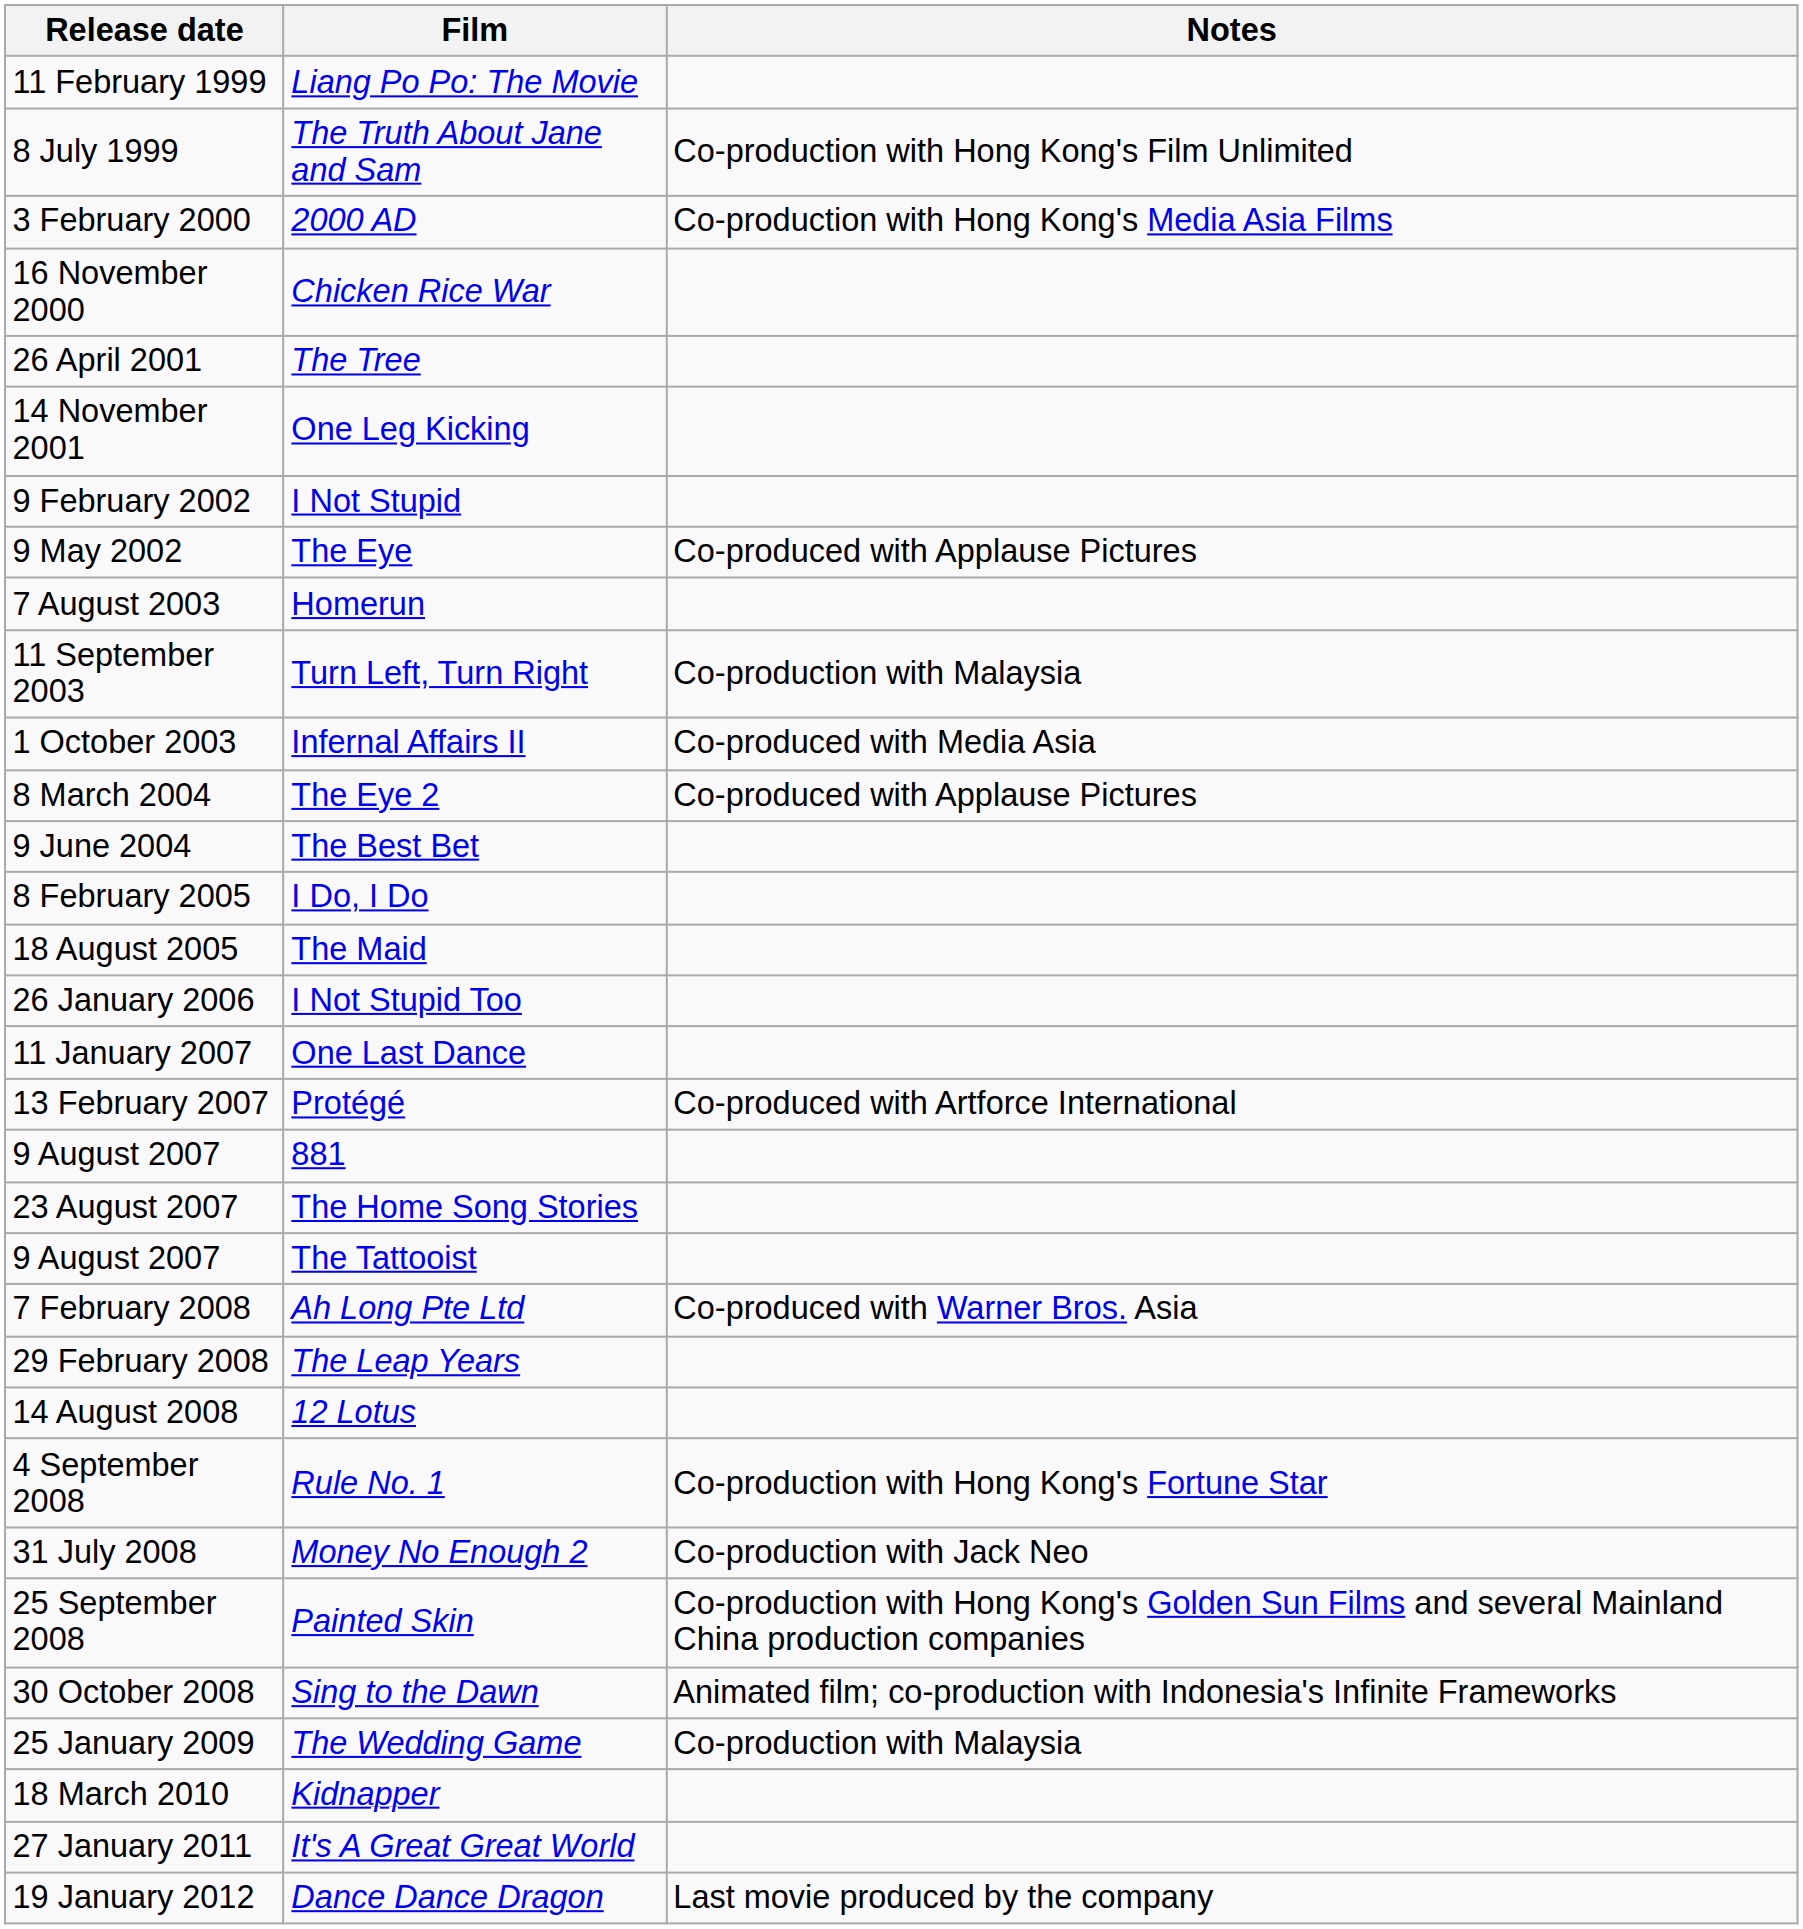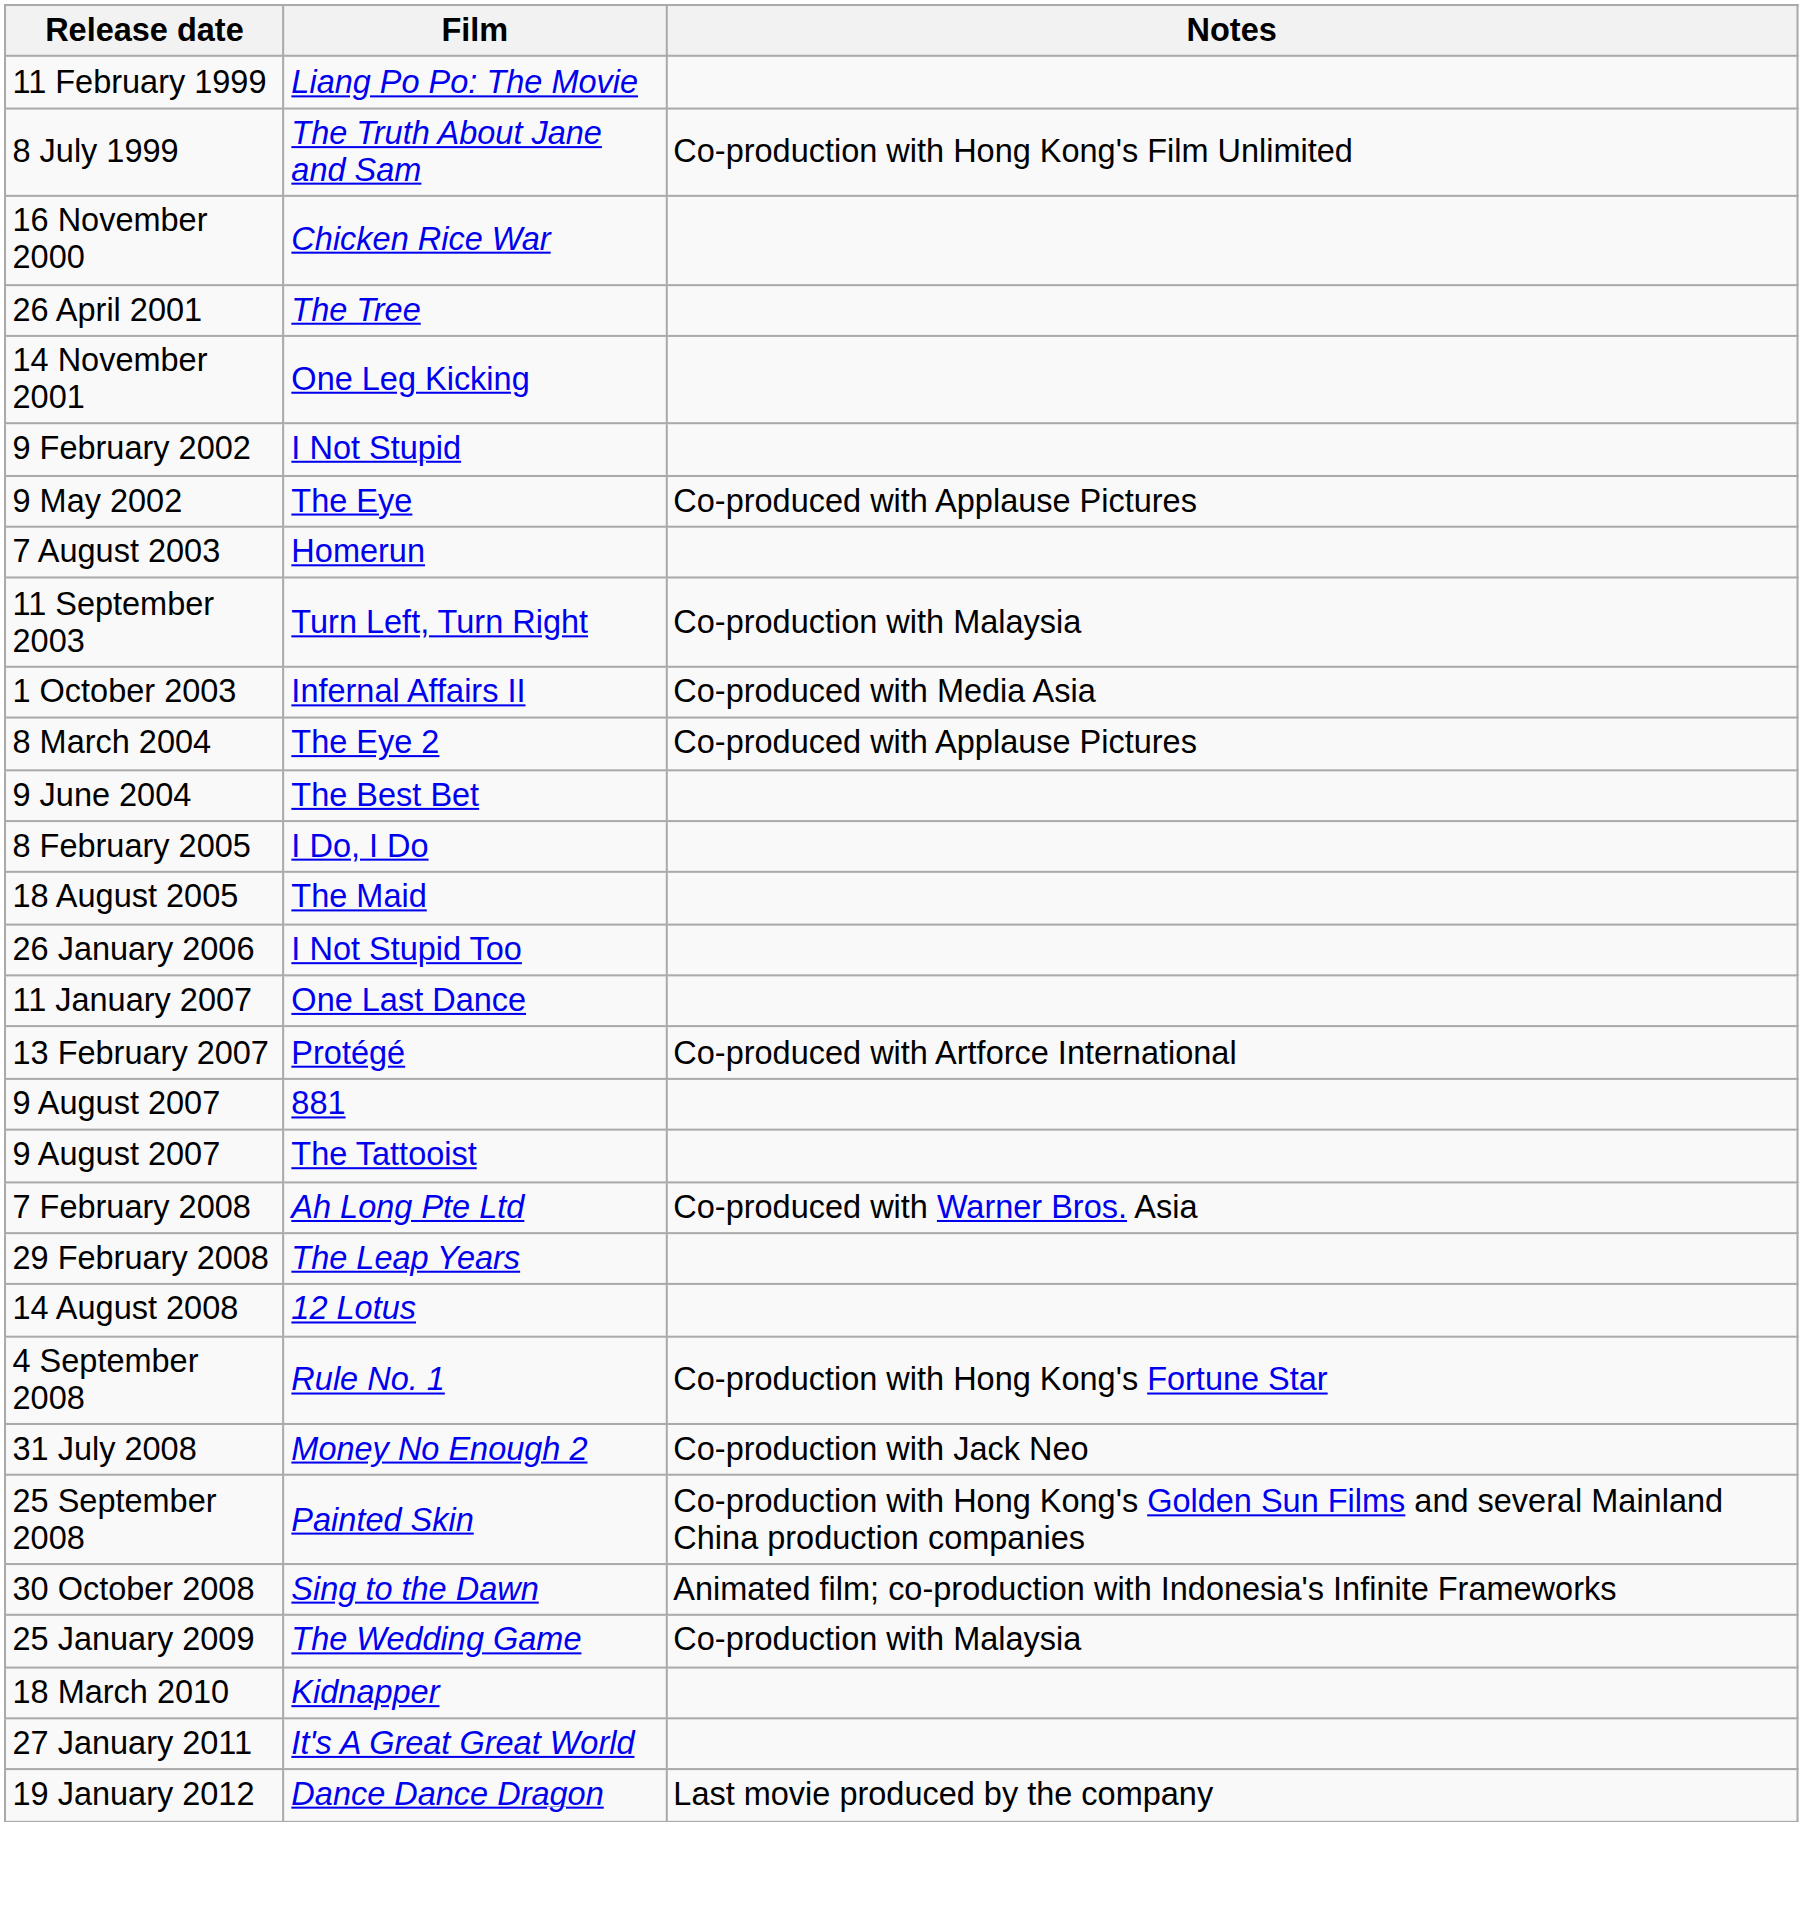- row: (354, 221)
- row: (465, 1206)
